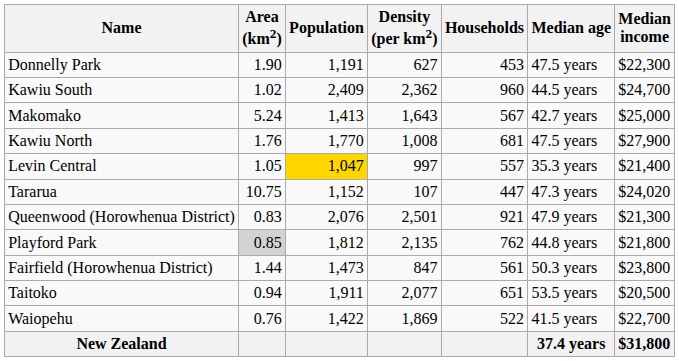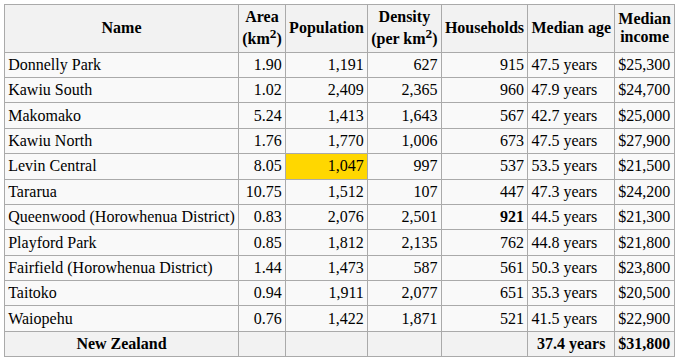(512, 64) 453 -> (512, 64) 915
(644, 64) $22,300 -> (644, 64) $25,300
(420, 90) 2,362 -> (420, 90) 2,365
(564, 90) 44.5 years -> (564, 90) 47.9 years
(420, 141) 1,008 -> (420, 141) 1,006
(512, 141) 681 -> (512, 141) 673
(268, 166) 1.05 -> (268, 166) 8.05
(512, 166) 557 -> (512, 166) 537
(564, 166) 35.3 years -> (564, 166) 53.5 years
(644, 166) $21,400 -> (644, 166) $21,500
(346, 191) 1,152 -> (346, 191) 1,512
(644, 191) $24,020 -> (644, 191) $24,200
(512, 217) normal -> (512, 217) bold
(564, 217) 47.9 years -> (564, 217) 44.5 years
(268, 242) lightgrey background -> (268, 242) no background
(426, 267) 847 -> (426, 267) 587
(564, 293) 53.5 years -> (564, 293) 35.3 years
(420, 318) 1,869 -> (420, 318) 1,871
(512, 318) 522 -> (512, 318) 521
(644, 318) $22,700 -> (644, 318) $22,900
